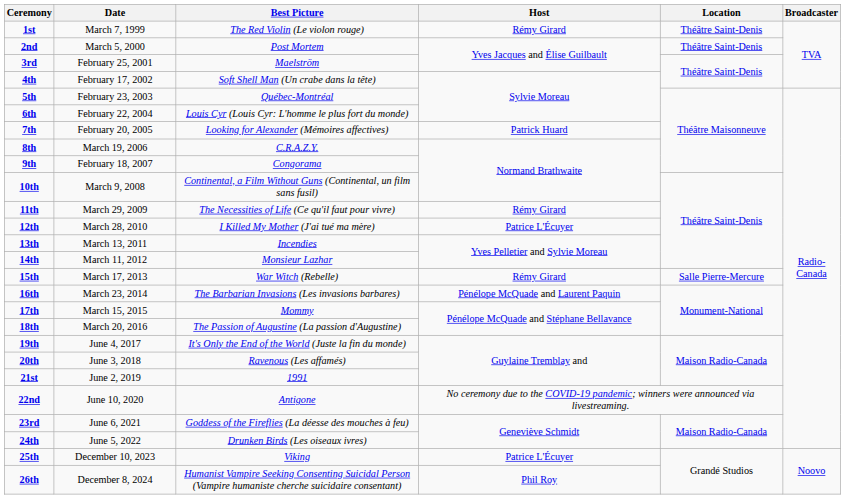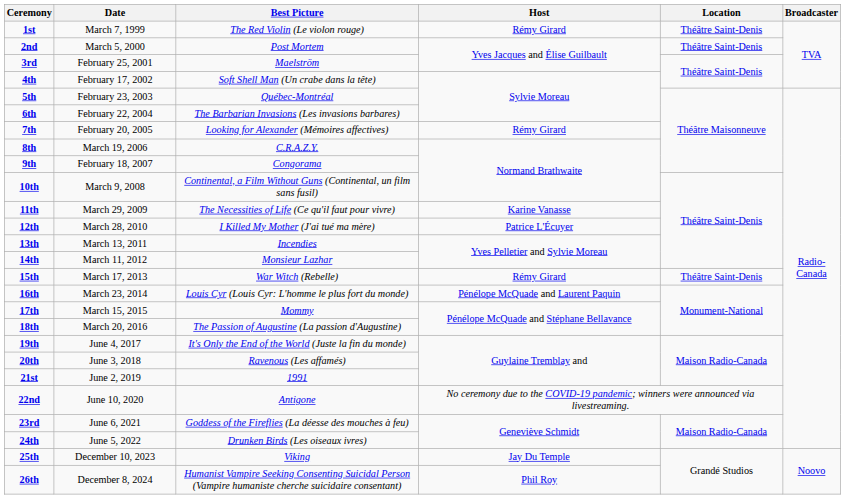(297, 113) Louis Cyr (Louis Cyr: L'homme le plus fort du monde) -> (297, 113) The Barbarian Invasions (Les invasions barbares)
(539, 130) Patrick Huard -> (539, 130) Rémy Girard
(539, 209) Rémy Girard -> (539, 209) Karine Vanasse
(721, 277) Salle Pierre-Mercure -> (721, 277) Théâtre Saint-Denis
(297, 293) The Barbarian Invasions (Les invasions barbares) -> (297, 293) Louis Cyr (Louis Cyr: L'homme le plus fort du monde)
(539, 457) Patrice L'Écuyer -> (539, 457) Jay Du Temple
